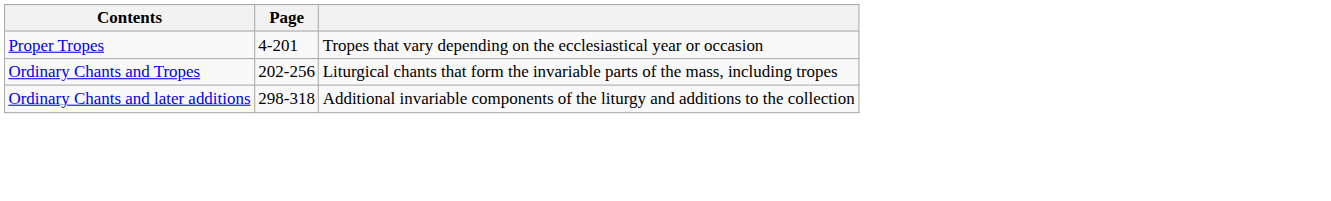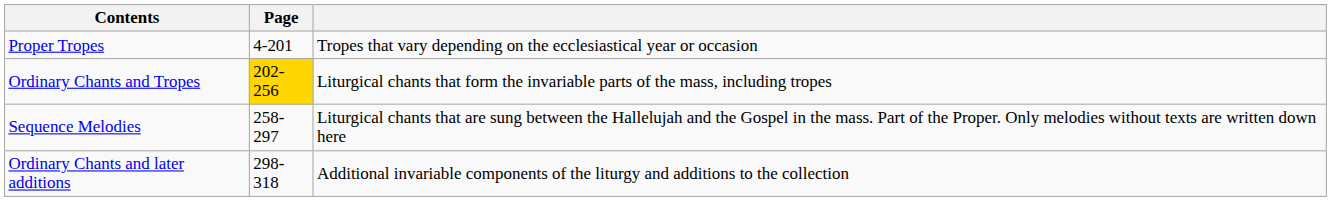(287, 71) no background -> (269, 81) gold background
+ row: (75, 127)
